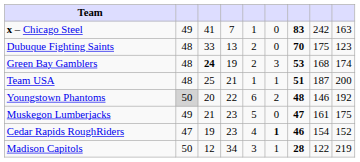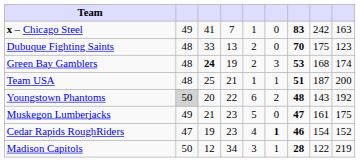(321, 98) 146 -> (321, 98) 143
